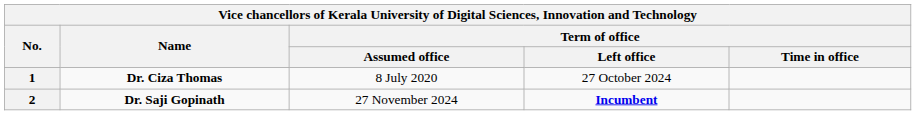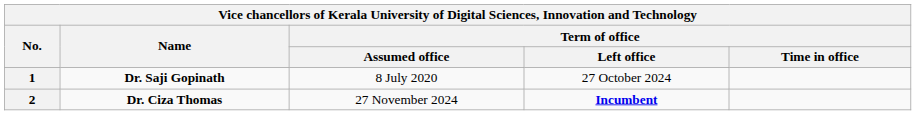(175, 78) Dr. Ciza Thomas -> (175, 78) Dr. Saji Gopinath
(175, 99) Dr. Saji Gopinath -> (175, 99) Dr. Ciza Thomas
